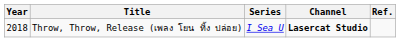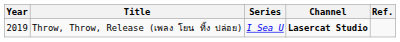(17, 28) 2018 -> (17, 28) 2019
